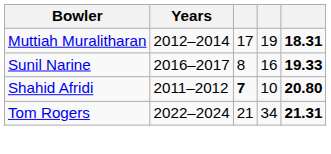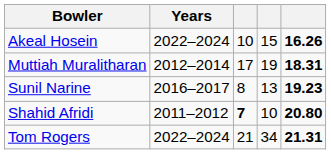+ row: (53, 40)
(269, 64) 16 -> (269, 88) 13
(303, 64) 19.33 -> (303, 88) 19.23
